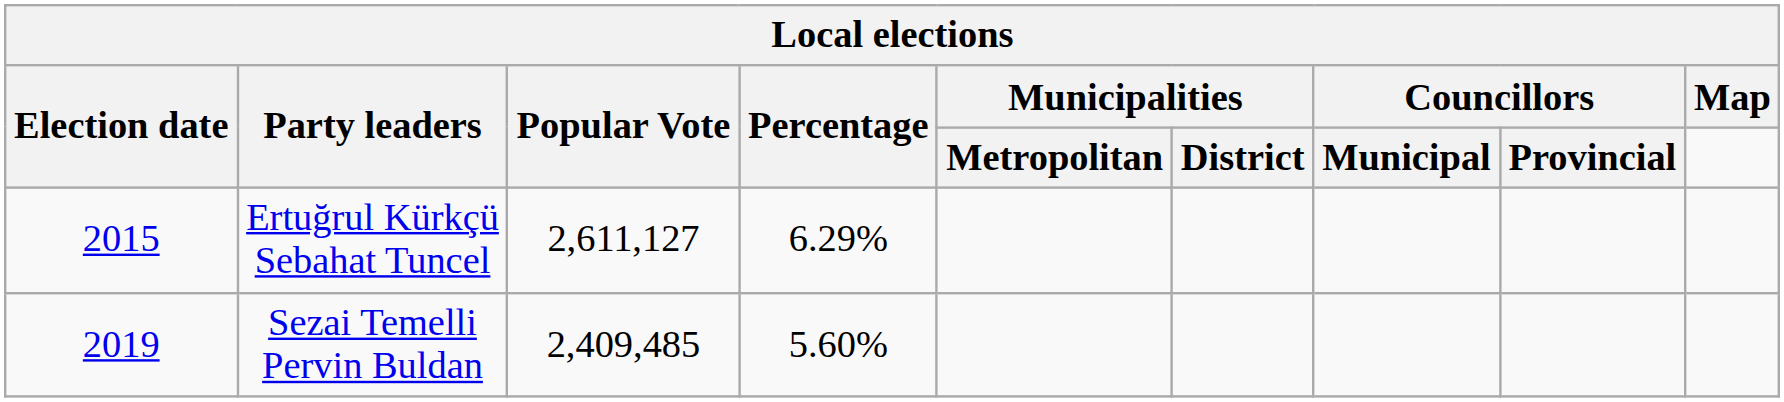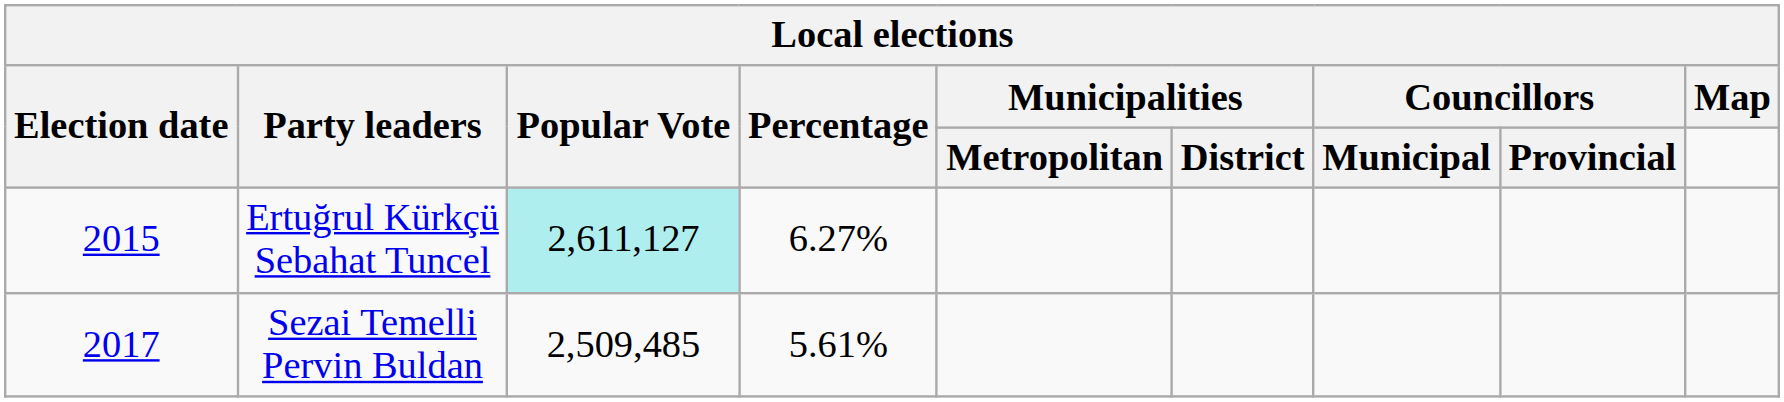(623, 239) no background -> (623, 239) paleturquoise background
(838, 239) 6.29% -> (838, 239) 6.27%
(121, 343) 2019 -> (121, 343) 2017
(623, 343) 2,409,485 -> (623, 343) 2,509,485
(838, 343) 5.60% -> (838, 343) 5.61%
